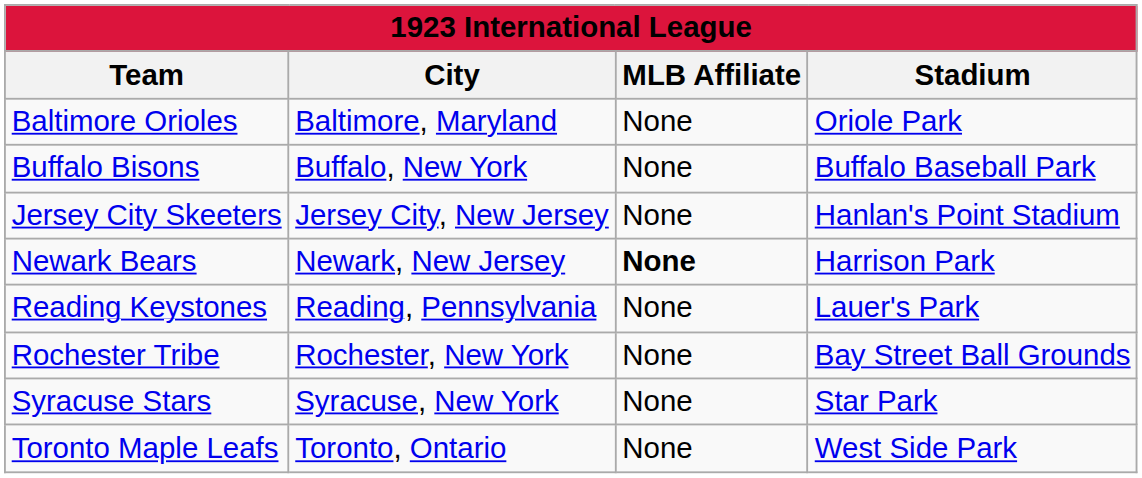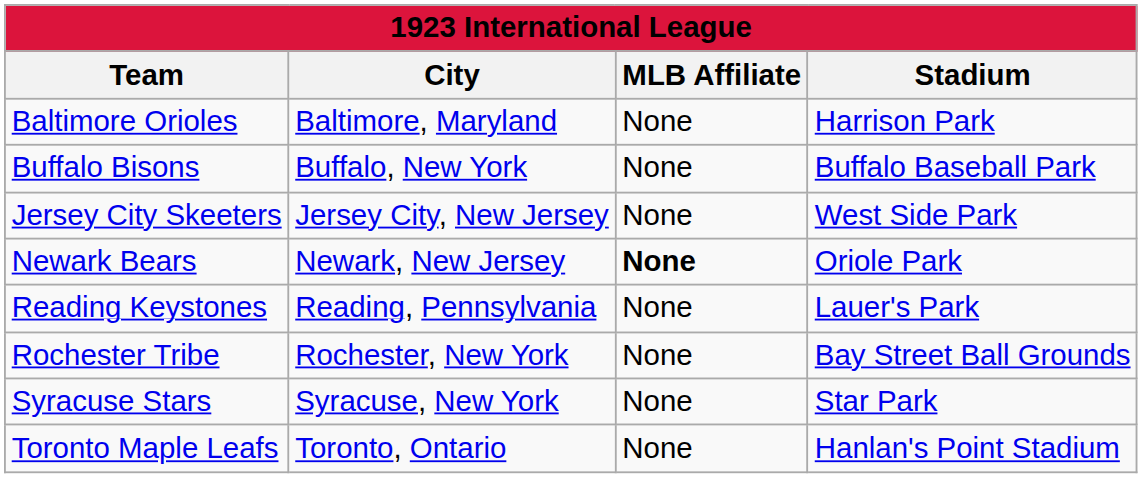(888, 121) Oriole Park -> (905, 121) Harrison Park
(967, 214) Hanlan's Point Stadium -> (916, 214) West Side Park
(905, 261) Harrison Park -> (888, 261) Oriole Park
(916, 448) West Side Park -> (967, 448) Hanlan's Point Stadium
